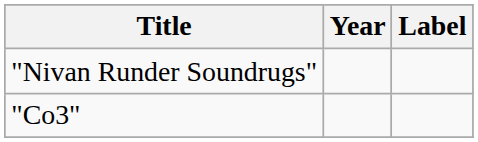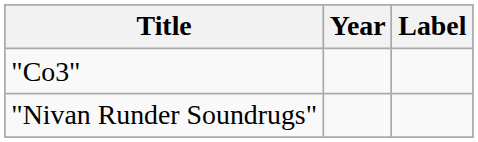rows swapped: (164, 70) <-> (46, 114)
